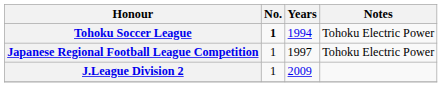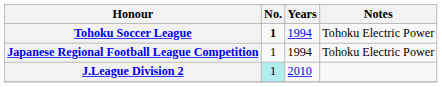(300, 52) 1997 -> (300, 52) 1994
(273, 71) no background -> (273, 71) paleturquoise background
(300, 71) 2009 -> (300, 71) 2010
